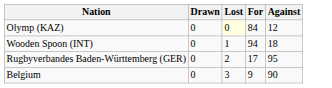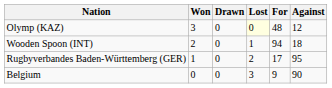+ column: (201, 12)
(253, 28) 84 -> (277, 28) 48
